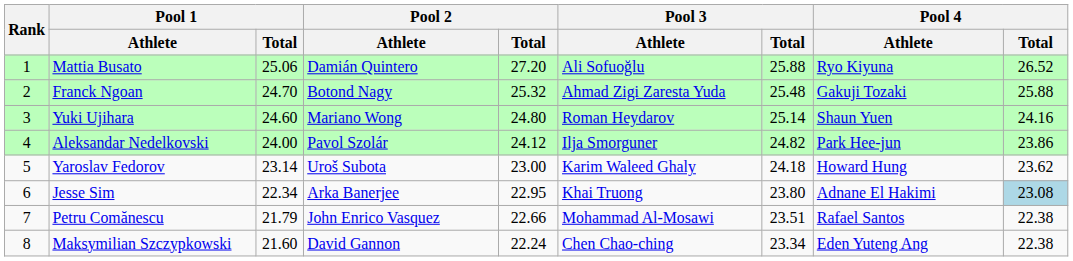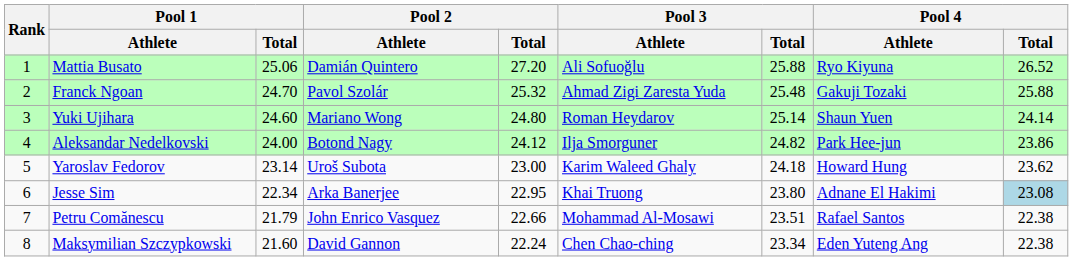(350, 92) Botond Nagy -> (347, 92) Pavol Szolár
(1036, 117) 24.16 -> (1036, 117) 24.14
(347, 142) Pavol Szolár -> (350, 142) Botond Nagy
